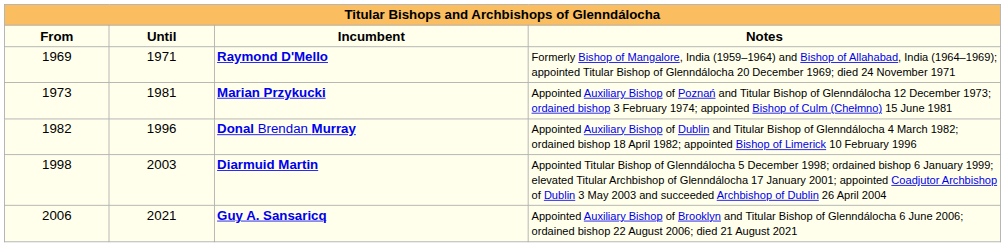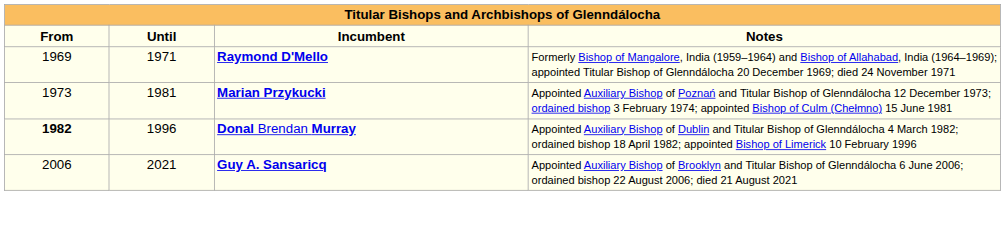(57, 129) normal -> (57, 129) bold
- row: (268, 165)
